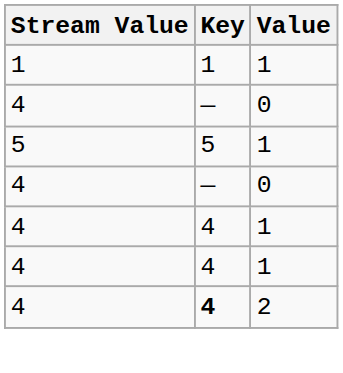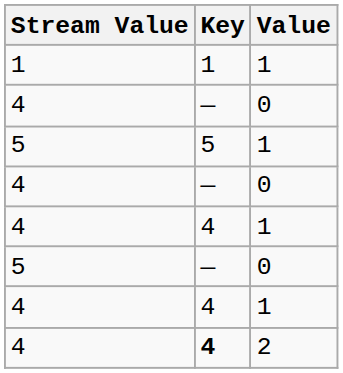+ row: (18, 267)
